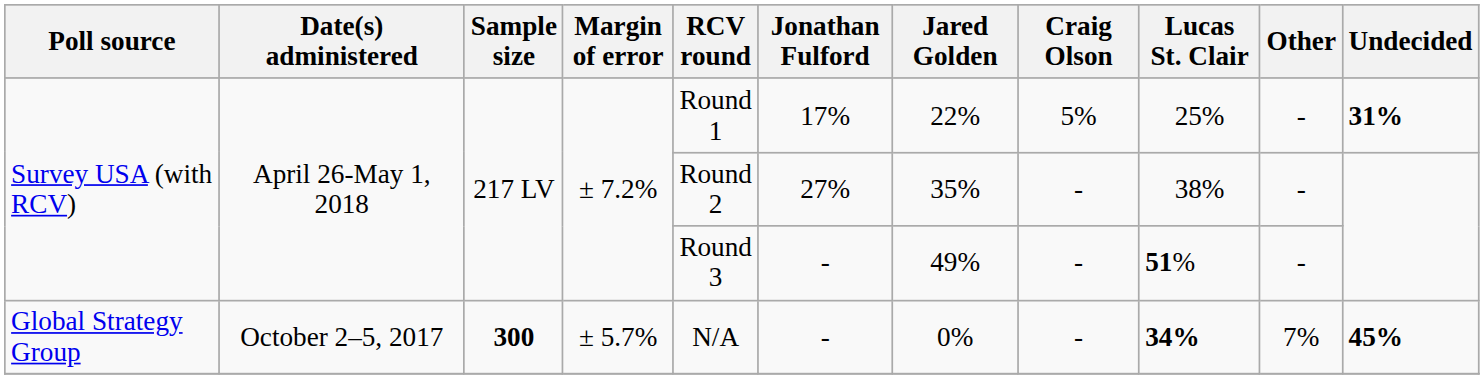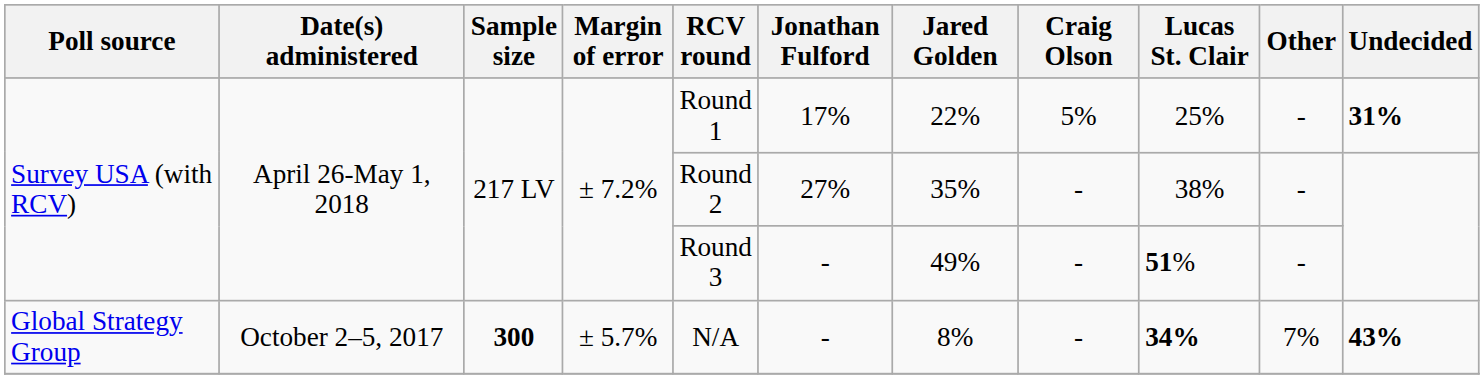(955, 336) 0% -> (955, 336) 8%
(1376, 336) 45% -> (1376, 336) 43%
